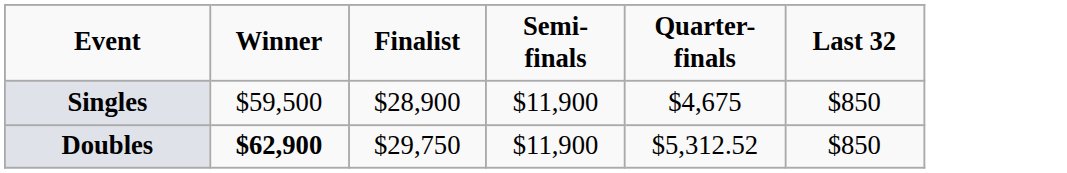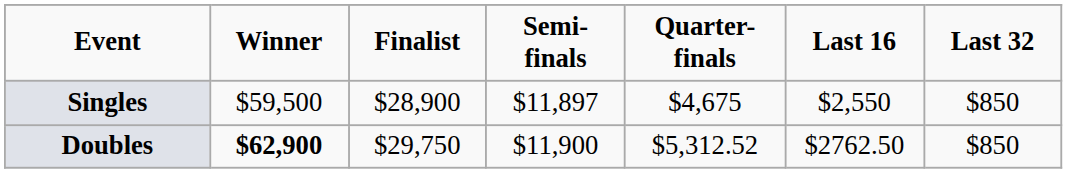+ column: (854, 42)
(556, 102) $11,900 -> (556, 102) $11,897
